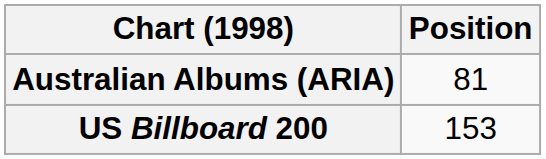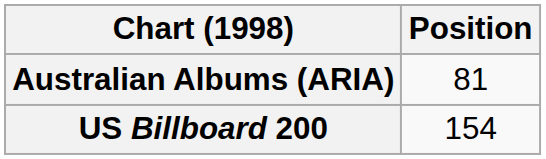(471, 128) 153 -> (471, 128) 154
